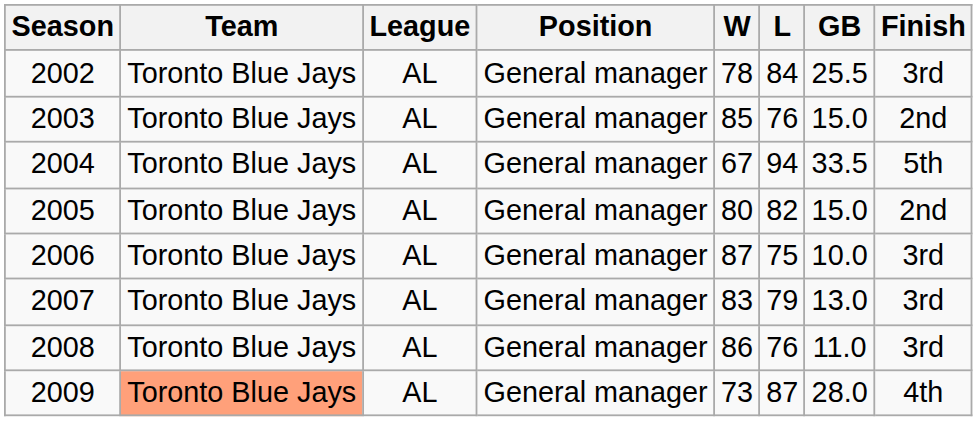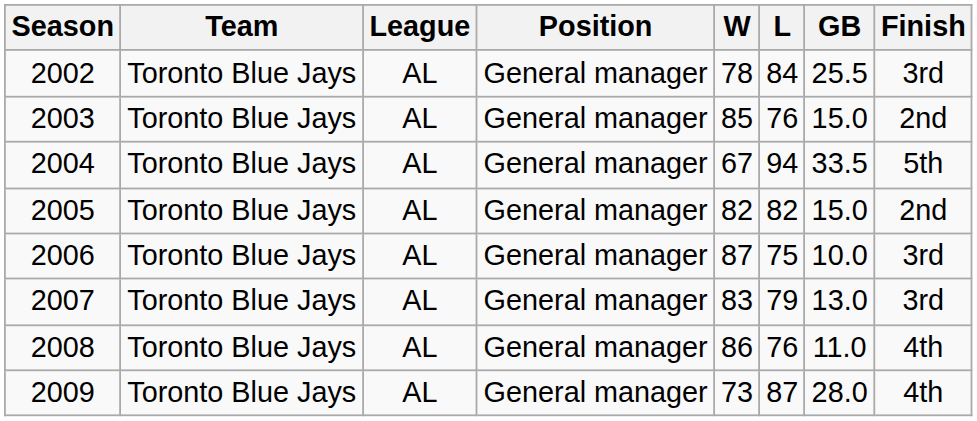(737, 210) 80 -> (737, 210) 82
(923, 347) 3rd -> (923, 347) 4th
(242, 392) lightsalmon background -> (242, 392) no background
